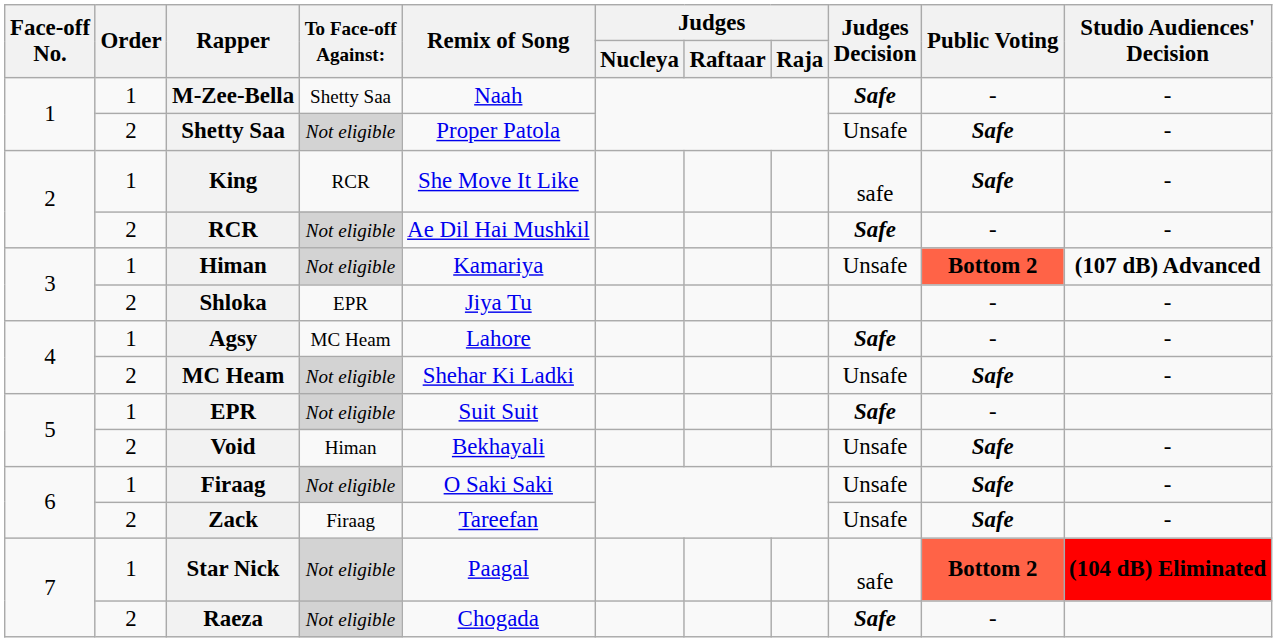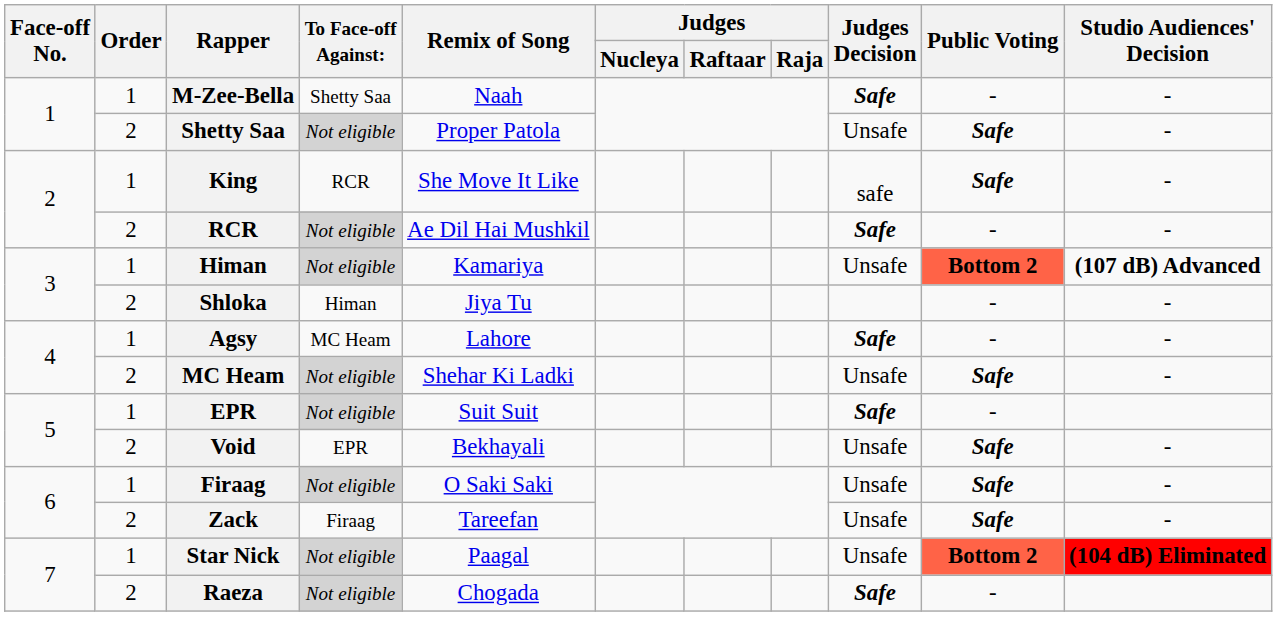(351, 303) EPR -> (351, 303) Himan
(351, 448) Himan -> (351, 448) EPR
(875, 582) safe -> (875, 556) Unsafe
